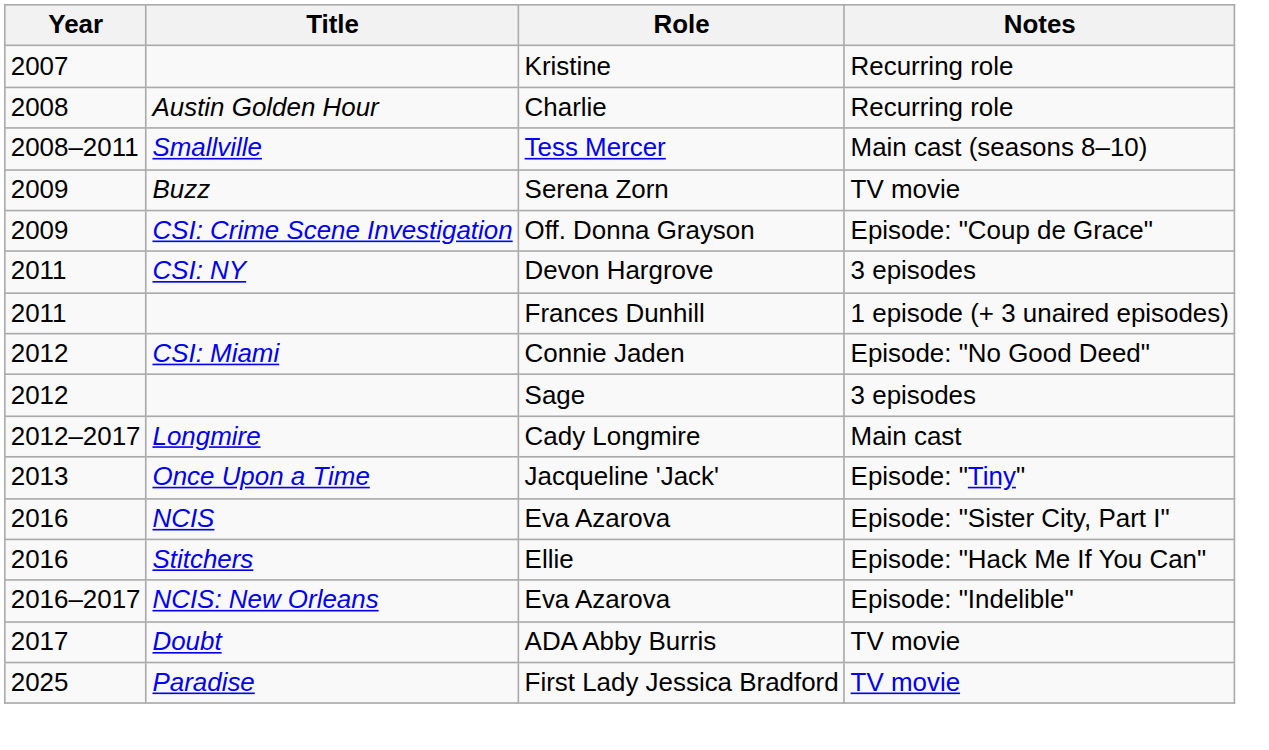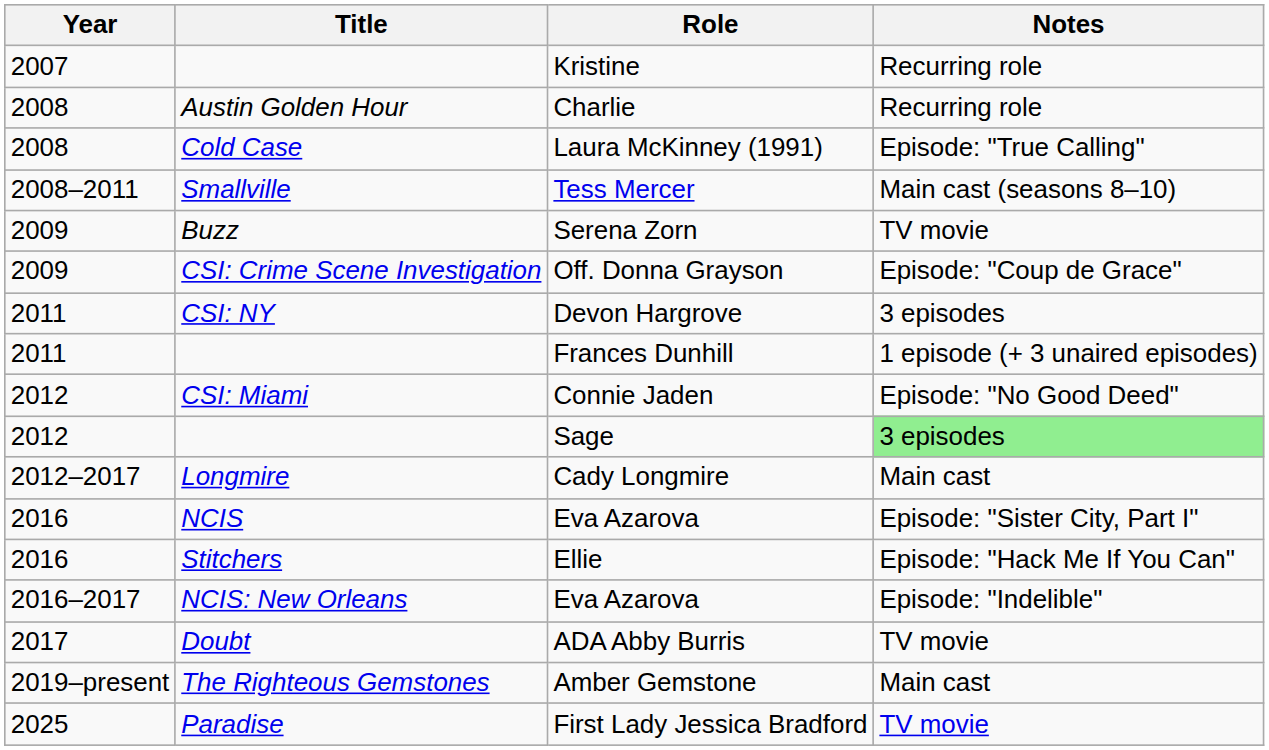+ row: (242, 148)
(913, 395) no background -> (942, 436) lightgreen background
- row: (261, 477)
+ row: (335, 682)
